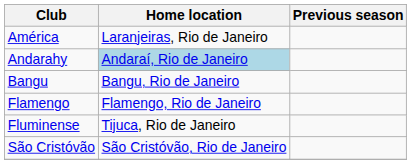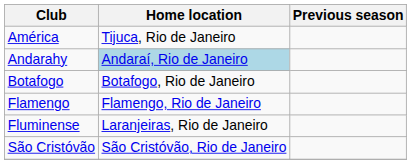(185, 37) Laranjeiras, Rio de Janeiro -> (169, 37) Tijuca, Rio de Janeiro
- row: (28, 81)
+ row: (36, 81)
(169, 125) Tijuca, Rio de Janeiro -> (185, 125) Laranjeiras, Rio de Janeiro
